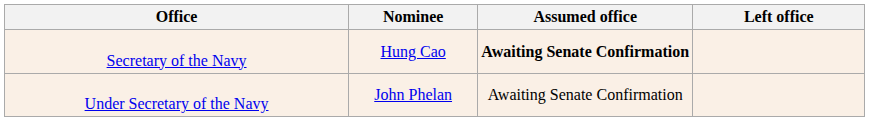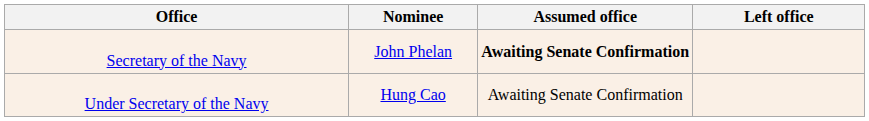(413, 51) Hung Cao -> (413, 51) John Phelan
(413, 94) John Phelan -> (413, 94) Hung Cao
